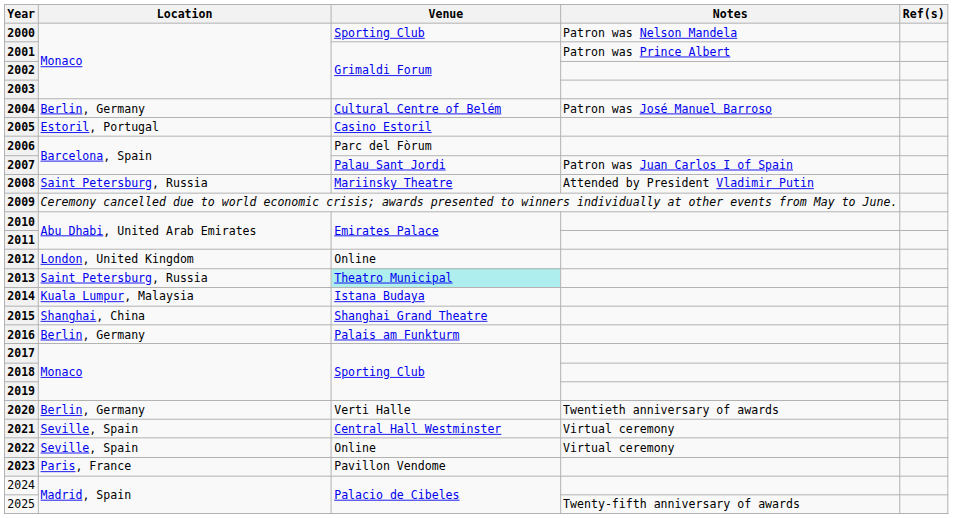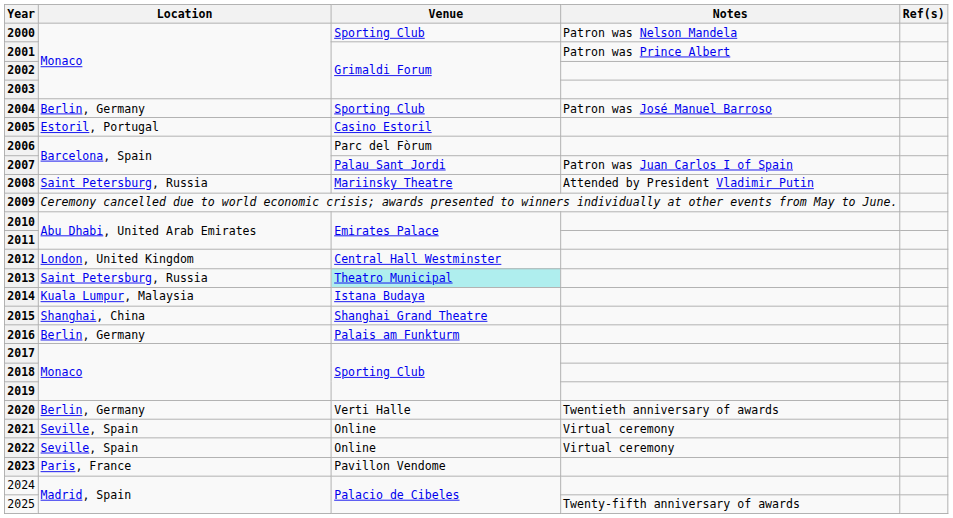(418, 108) Cultural Centre of Belém -> (379, 108) Sporting Club
(355, 259) Online -> (418, 259) Central Hall Westminster
(418, 429) Central Hall Westminster -> (355, 429) Online
